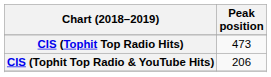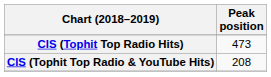(241, 62) 206 -> (241, 62) 208
